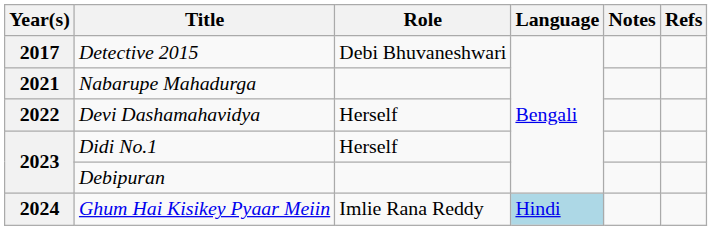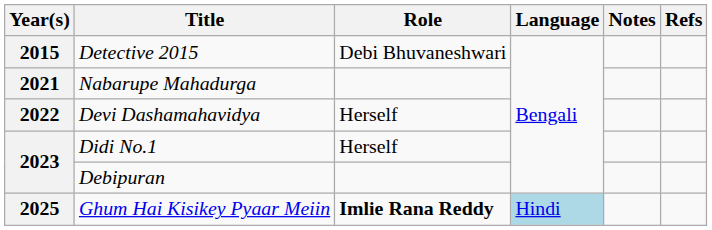(39, 51) 2017 -> (39, 51) 2015
(39, 209) 2024 -> (39, 209) 2025
(412, 209) normal -> (417, 209) bold
